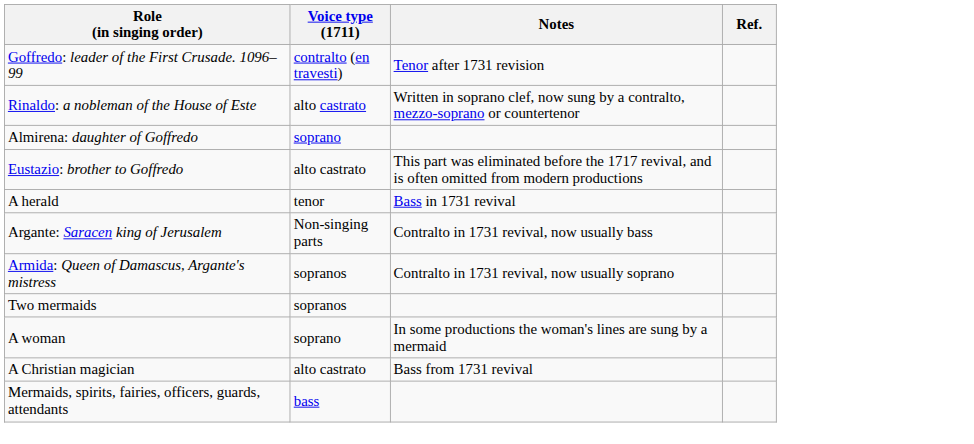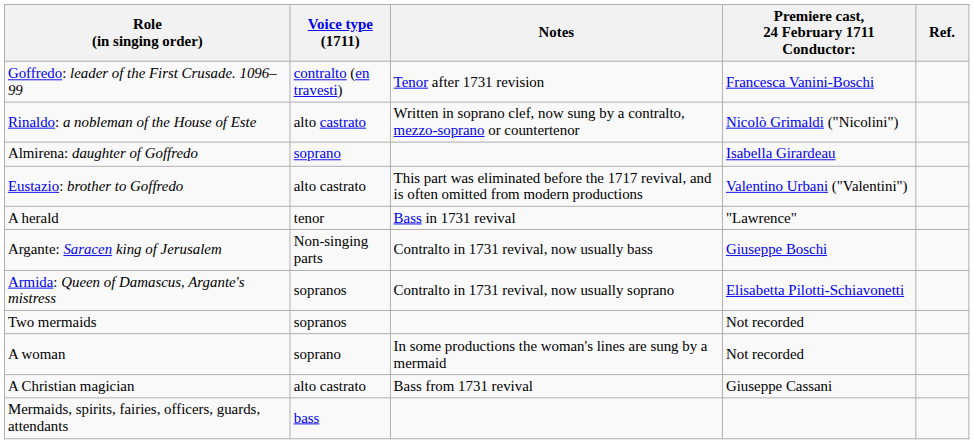+ column: (819, 33)
